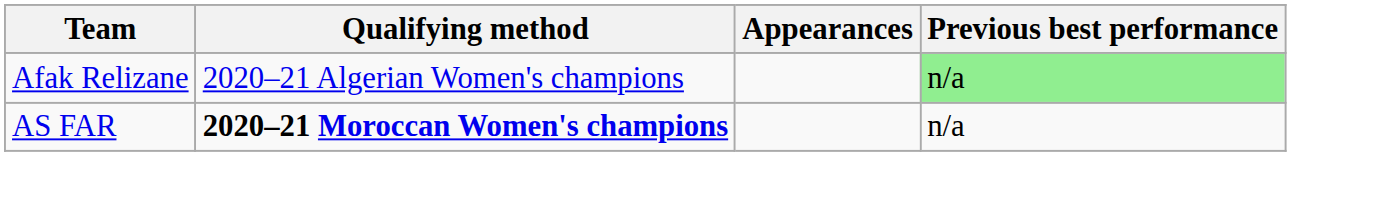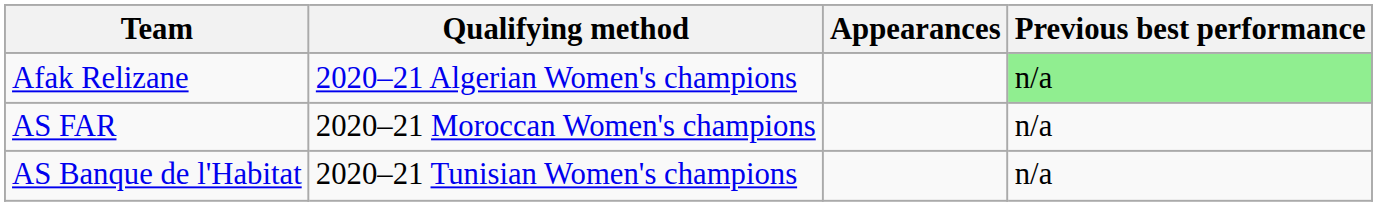(465, 126) bold -> (566, 126) normal
+ row: (157, 175)
